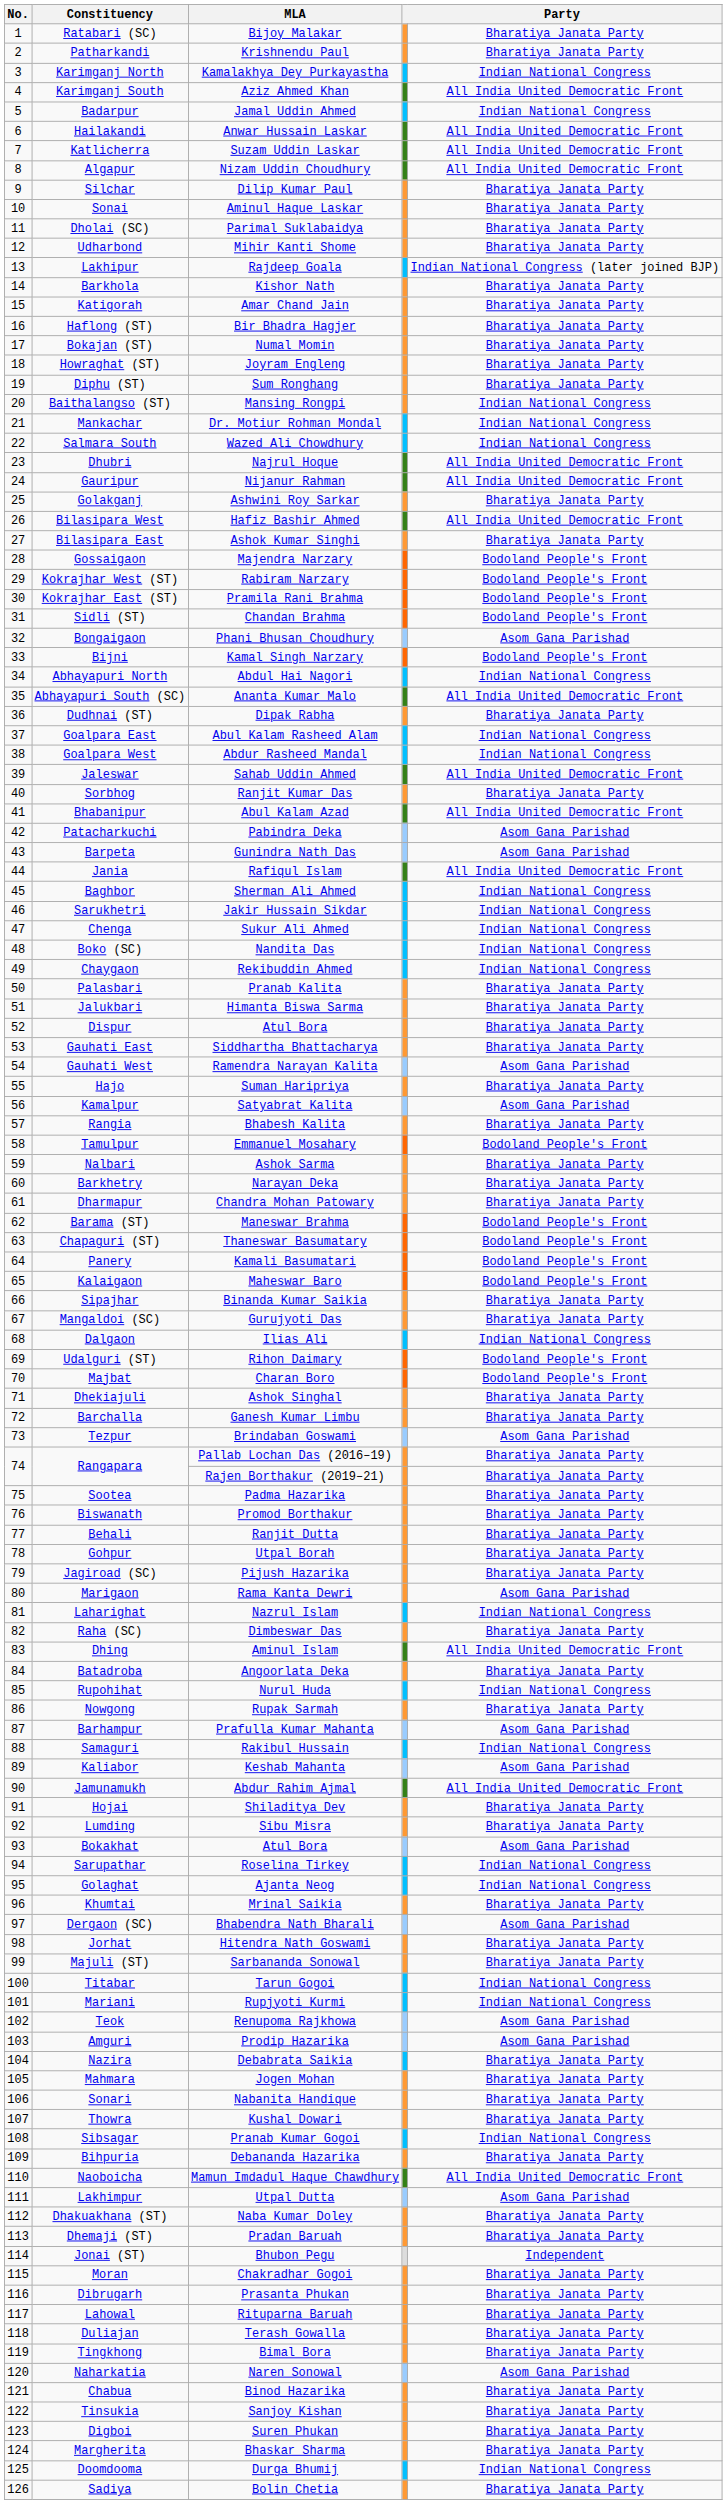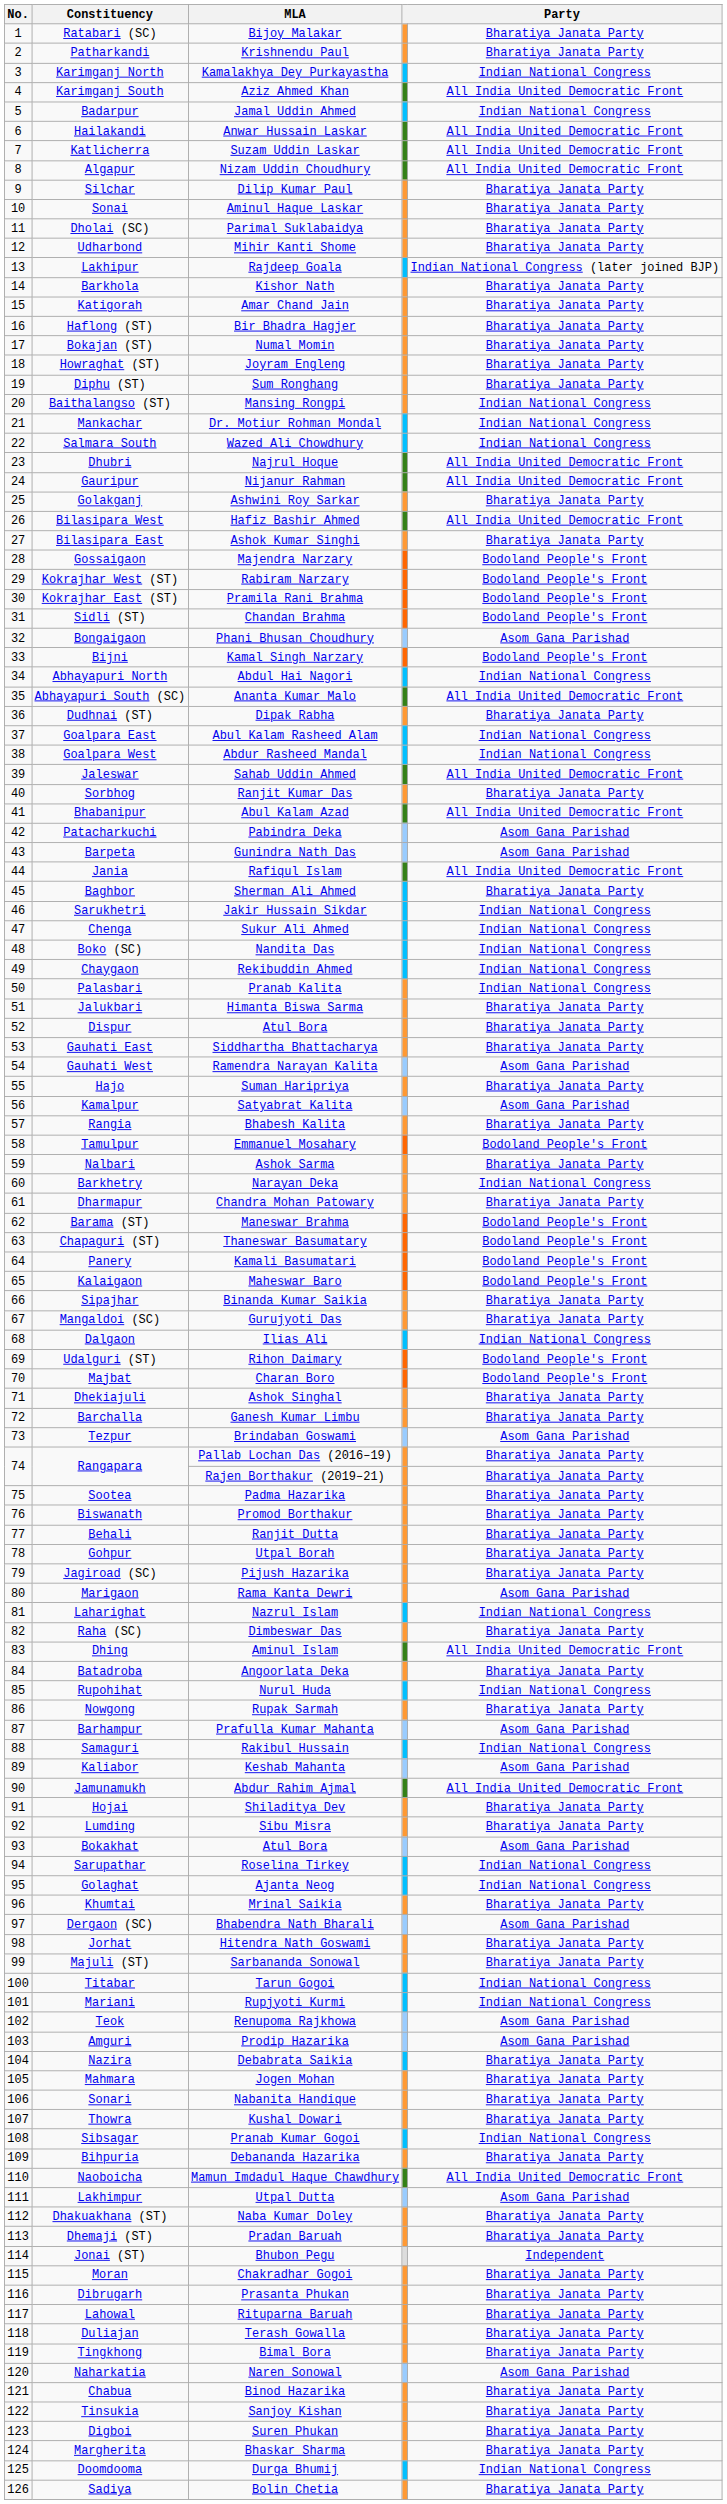(565, 891) Indian National Congress -> (565, 891) Bharatiya Janata Party
(565, 989) Bharatiya Janata Party -> (565, 989) Indian National Congress
(565, 1184) Bharatiya Janata Party -> (565, 1184) Indian National Congress
